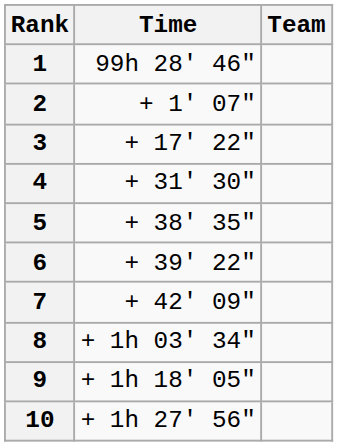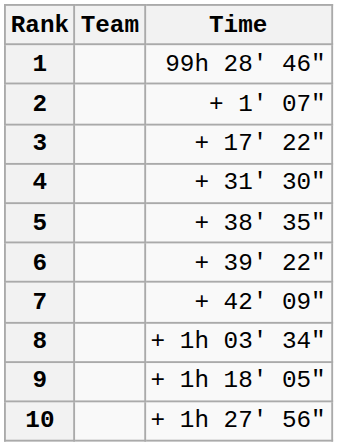columns swapped: (297, 25) <-> (168, 25)
